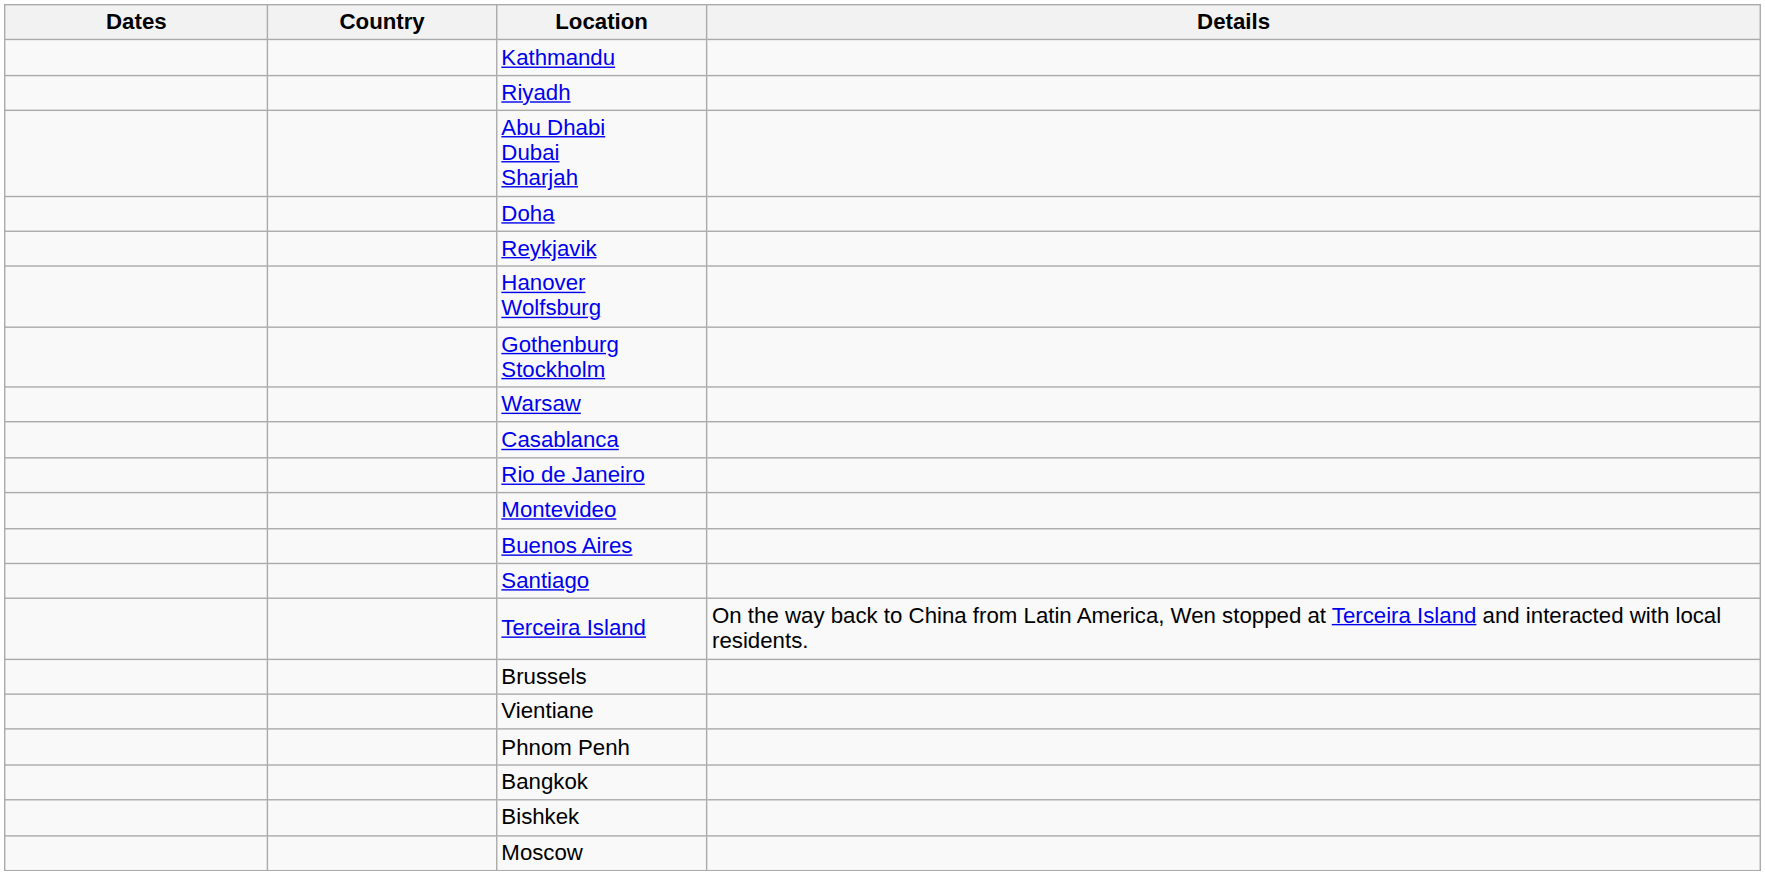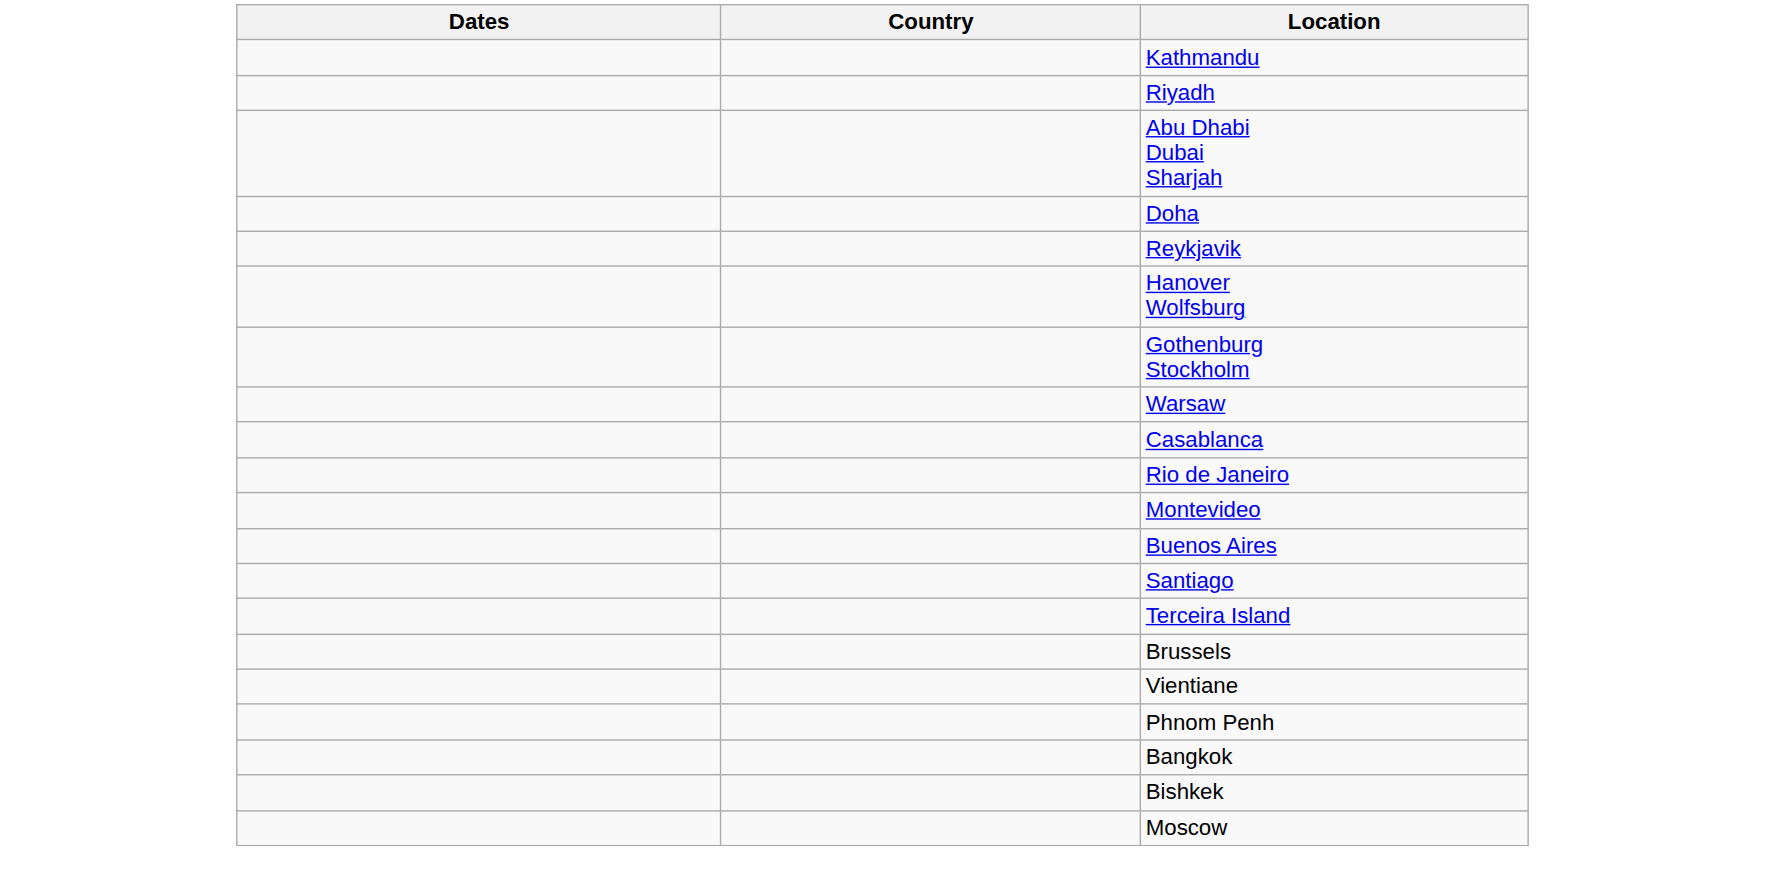- column: (1234, 22)
